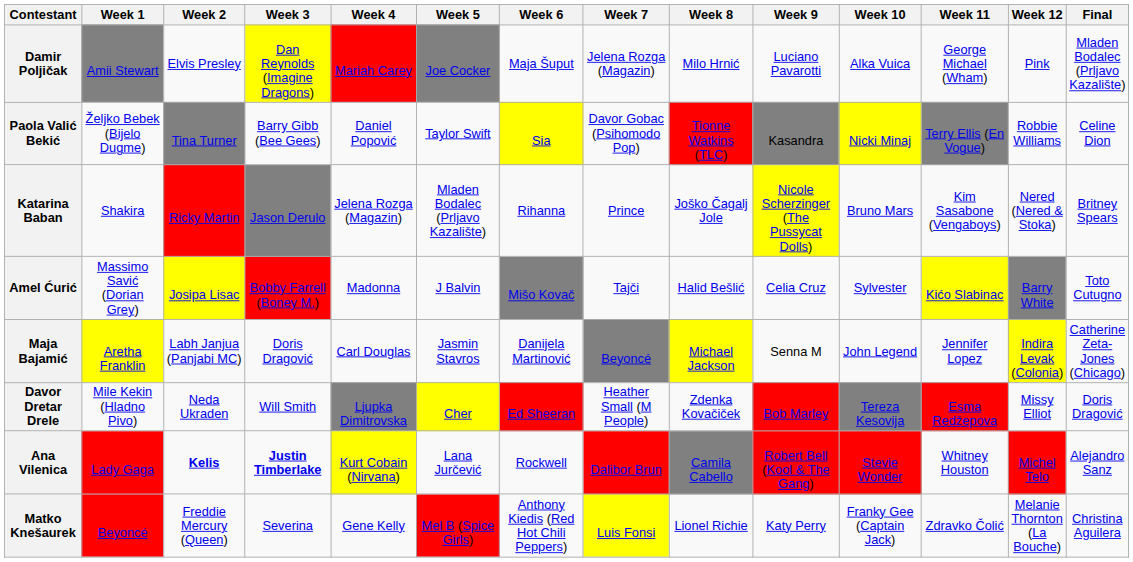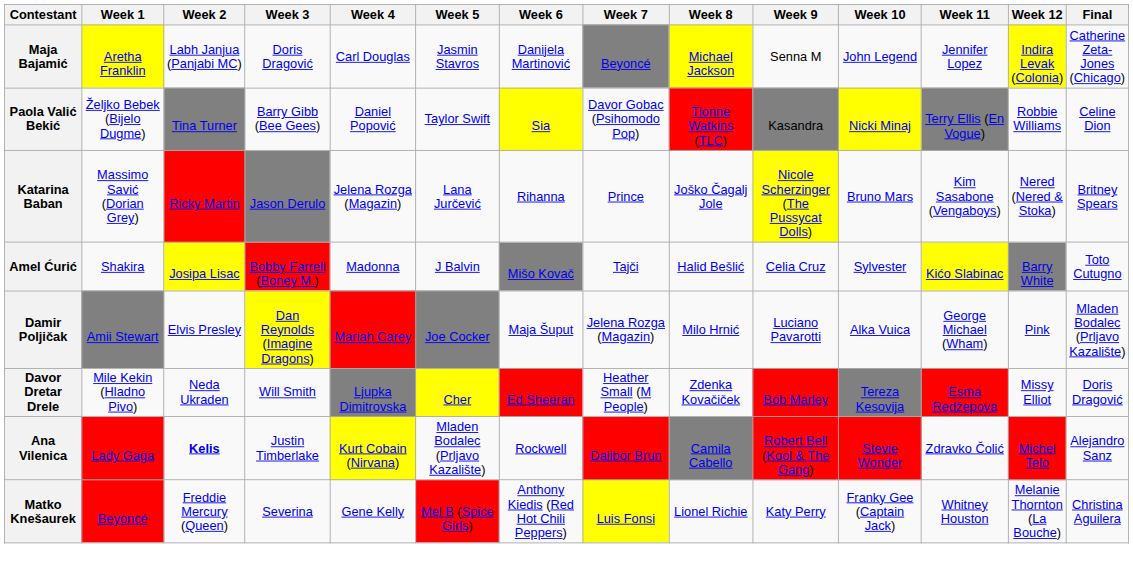rows swapped: (43, 351) <-> (43, 64)
(123, 211) Shakira -> (123, 197) Massimo Savić (Dorian Grey)
(458, 211) Mladen Bodalec (Prljavo Kazalište) -> (457, 197) Lana Jurčević
(123, 288) Massimo Savić (Dorian Grey) -> (123, 267) Shakira
(288, 463) bold -> (288, 449) normal
(458, 463) Lana Jurčević -> (457, 449) Mladen Bodalec (Prljavo Kazalište)
(965, 463) Whitney Houston -> (965, 449) Zdravko Čolić
(965, 526) Zdravko Čolić -> (965, 512) Whitney Houston
